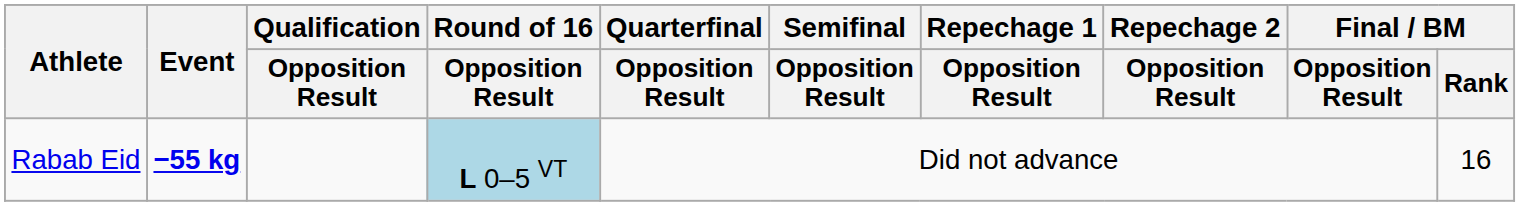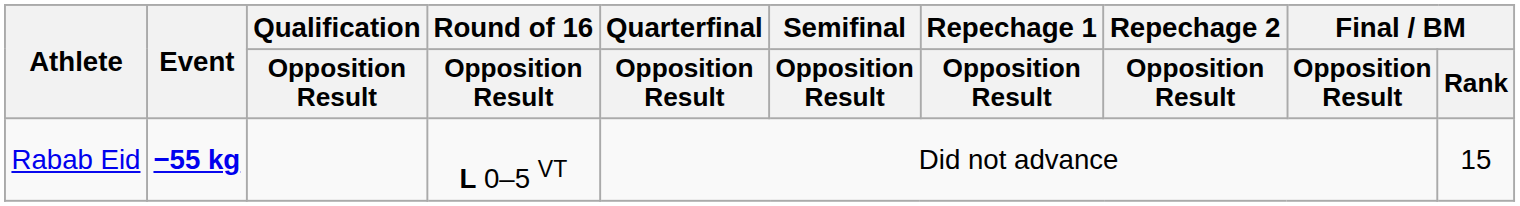(513, 175) lightblue background -> (513, 175) no background
(1476, 160) 16 -> (1476, 160) 15
